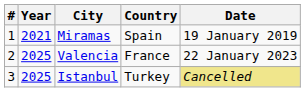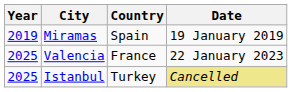- column: (11, 15)
(36, 35) 2021 -> (23, 35) 2019
